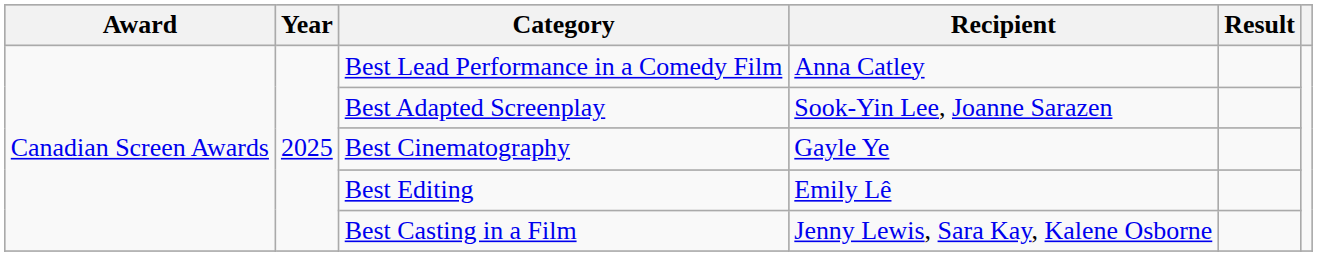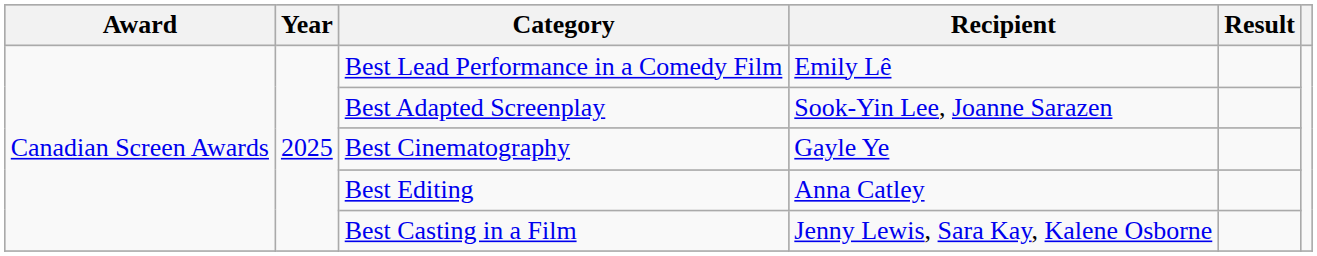(859, 66) Anna Catley -> (843, 66) Emily Lê
(843, 189) Emily Lê -> (859, 189) Anna Catley
